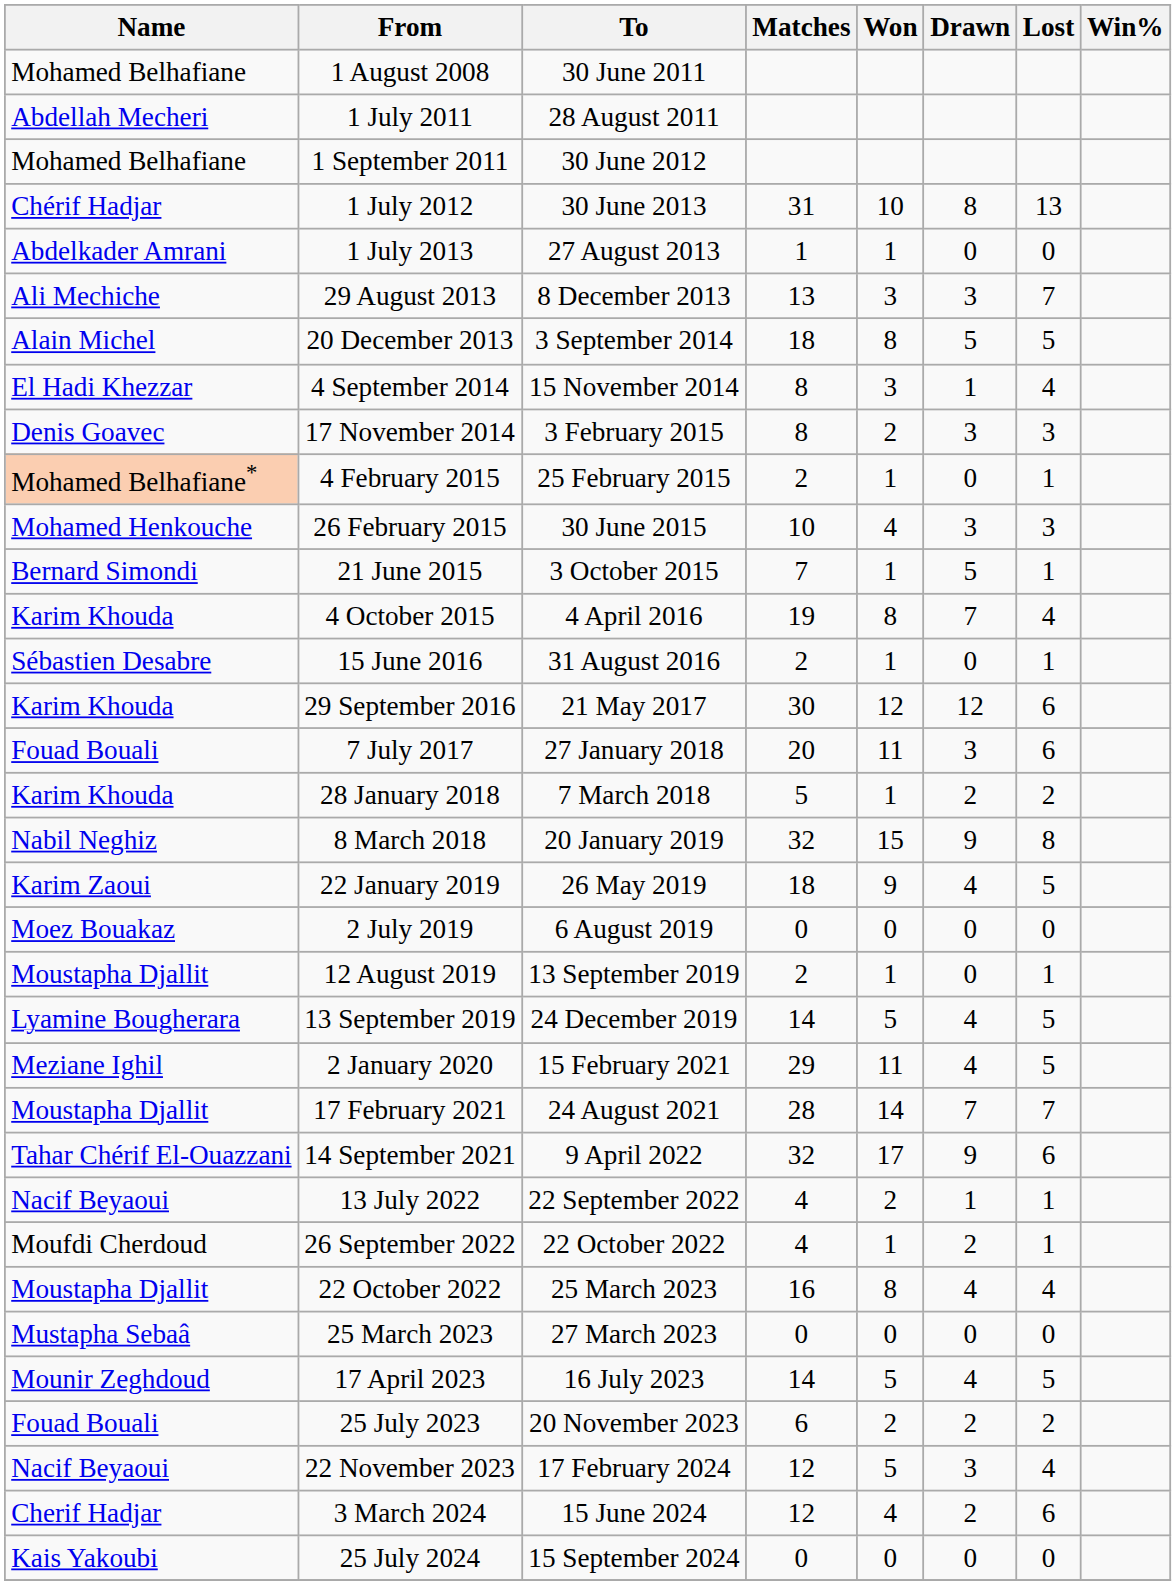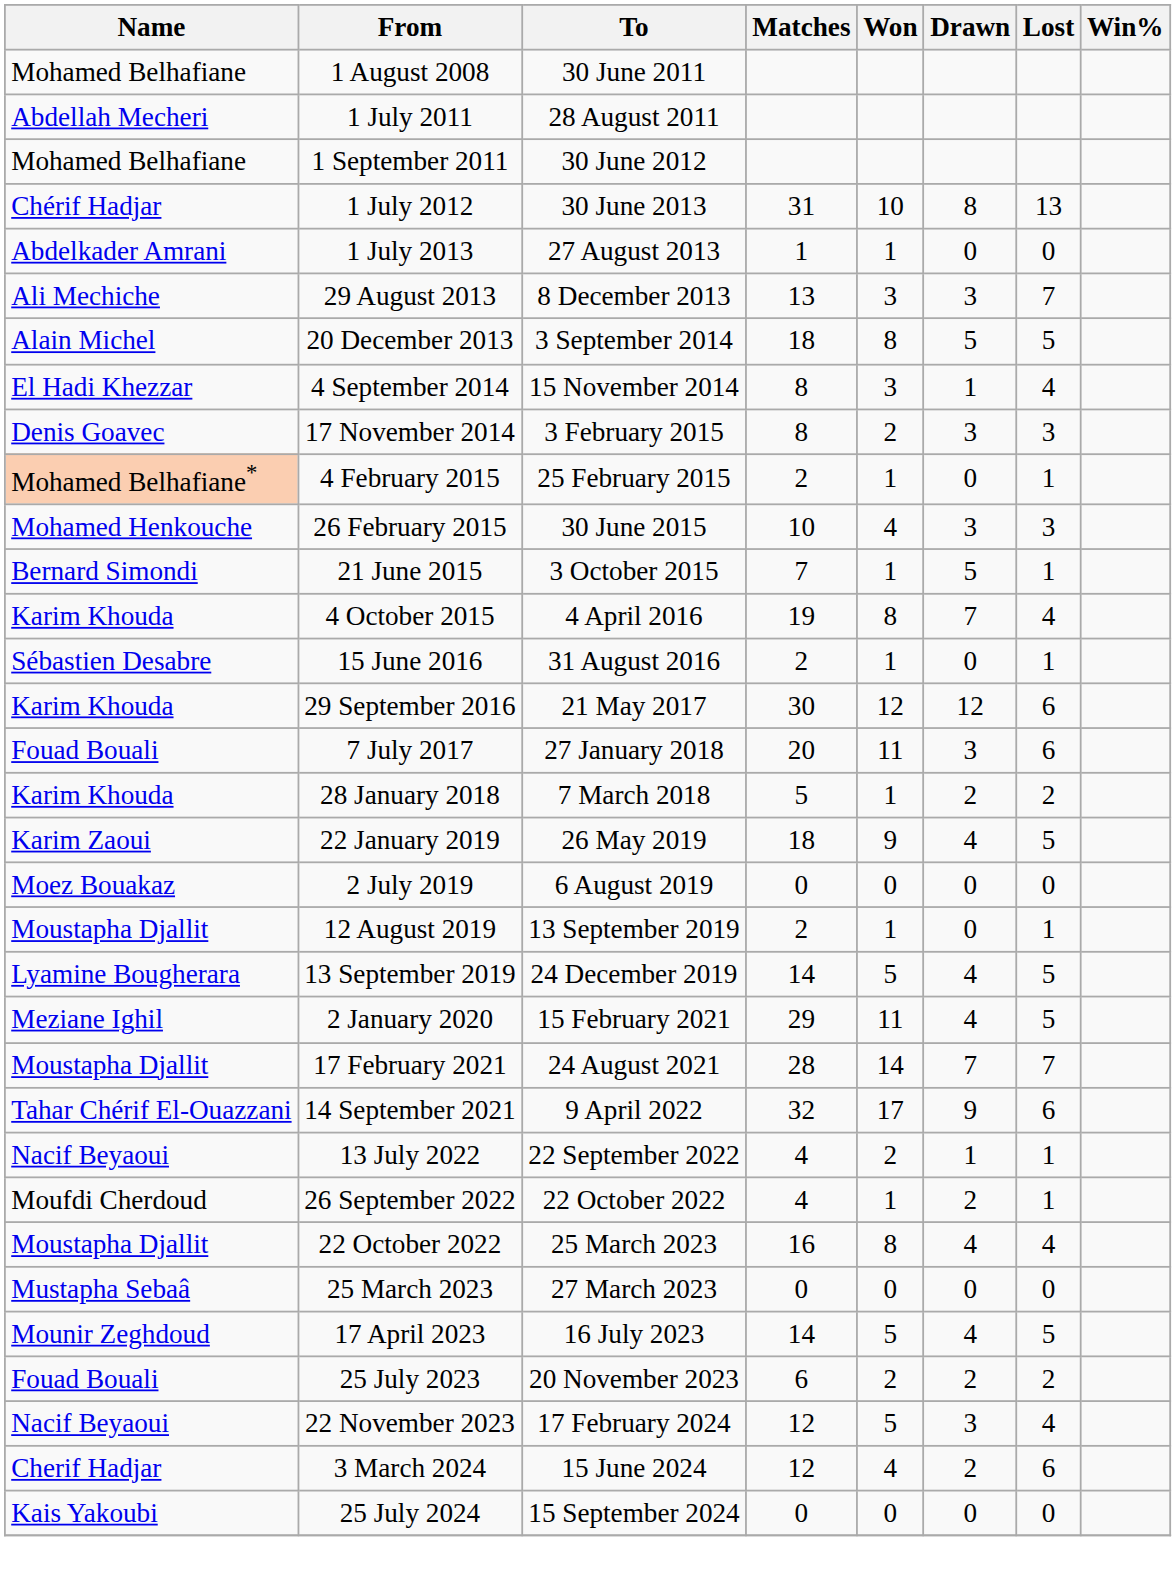- row: (410, 840)
